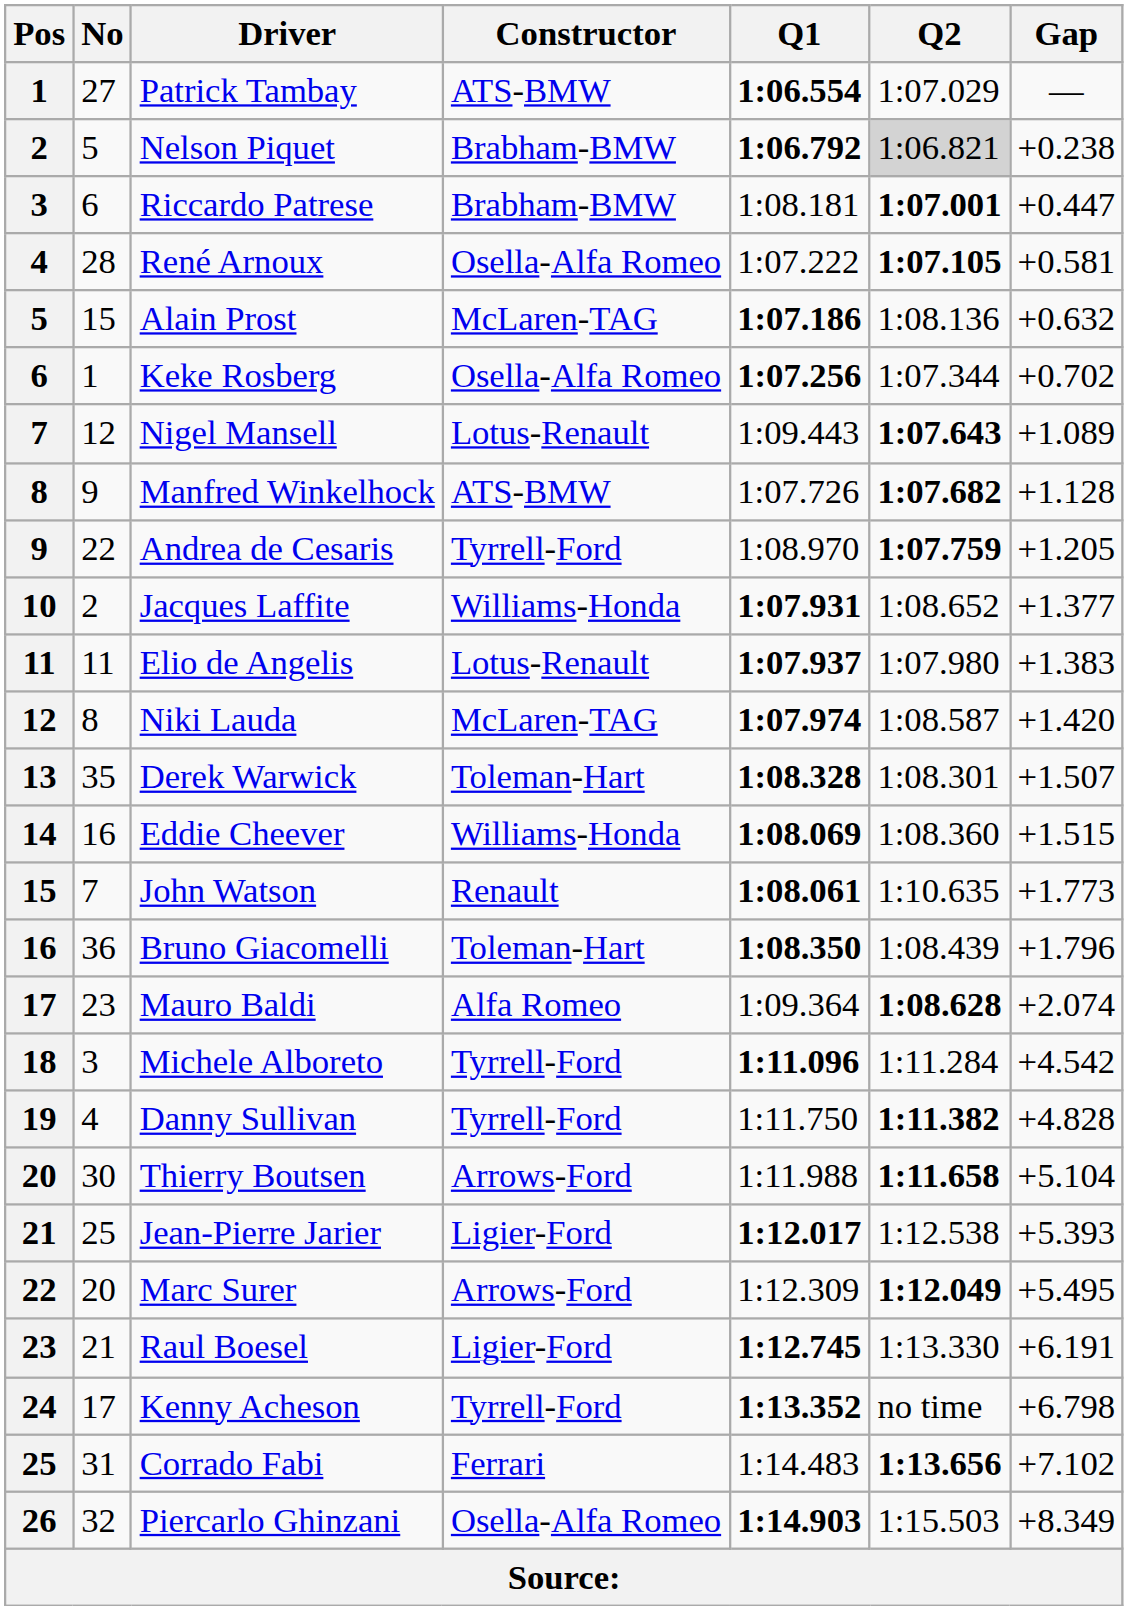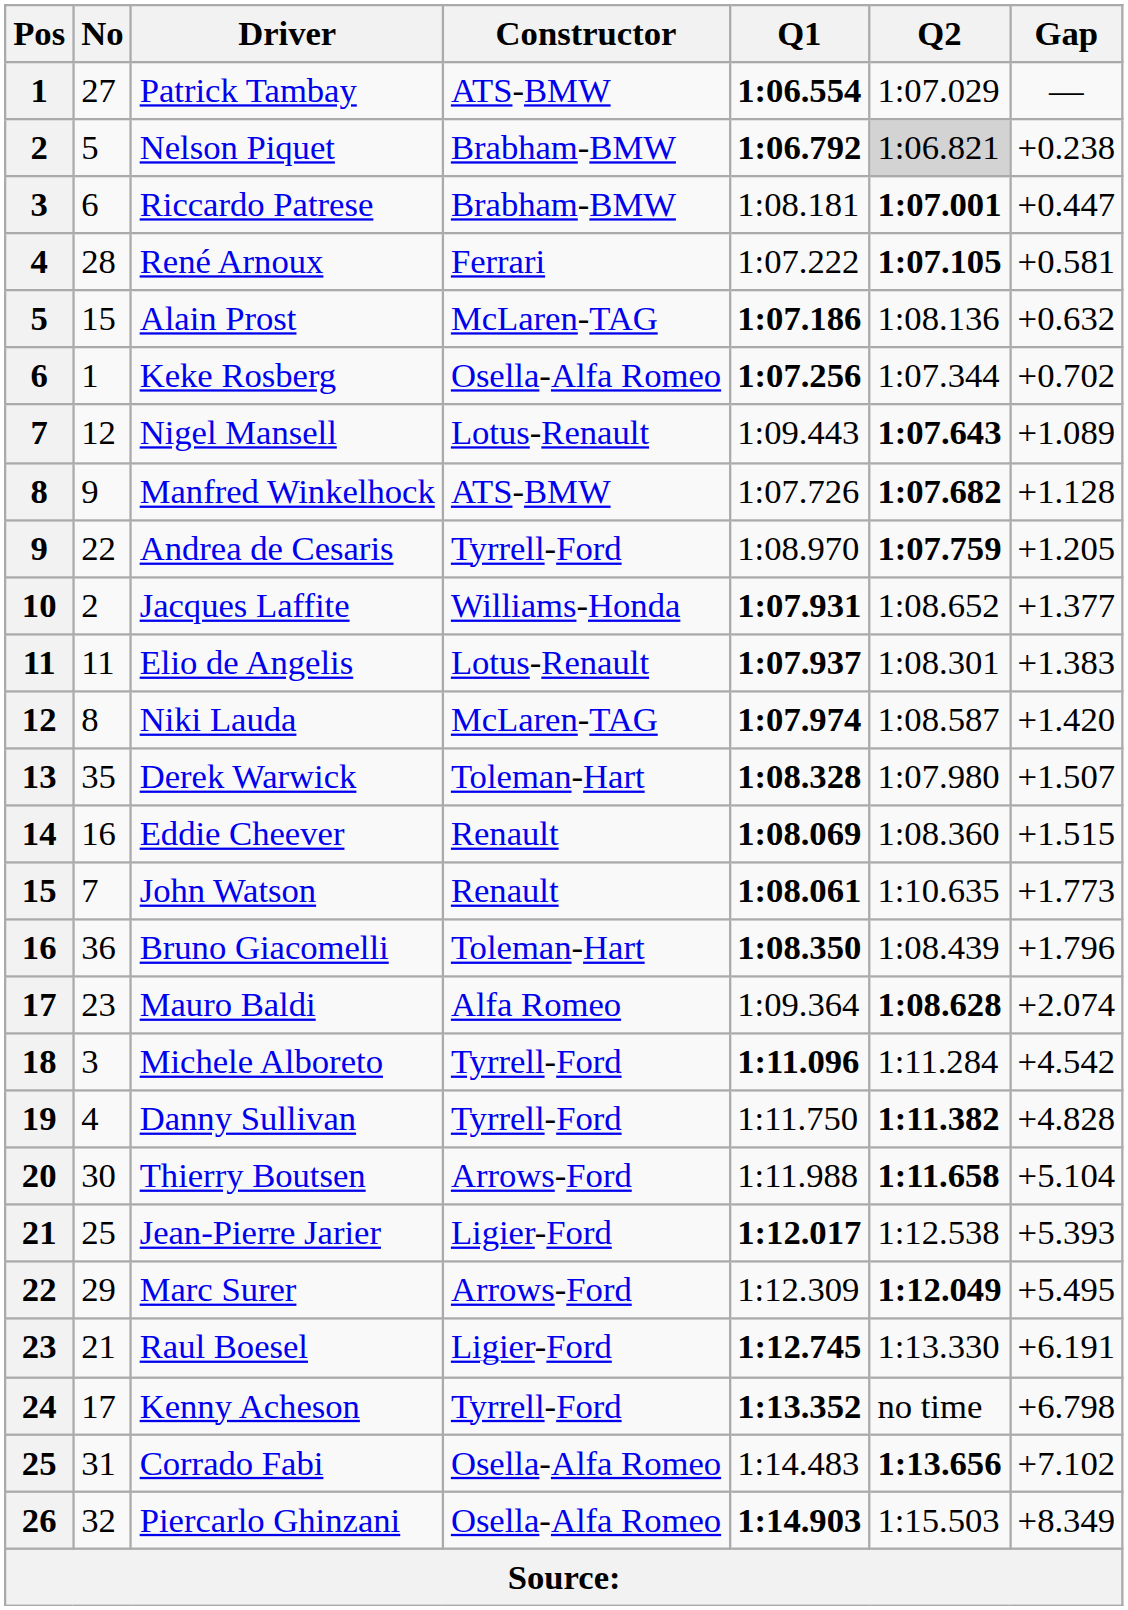(586, 261) Osella-Alfa Romeo -> (498, 261) Ferrari
(939, 661) 1:07.980 -> (939, 661) 1:08.301
(939, 776) 1:08.301 -> (939, 776) 1:07.980
(566, 833) Williams-Honda -> (505, 833) Renault
(99, 1290) 20 -> (99, 1290) 29
(498, 1461) Ferrari -> (586, 1461) Osella-Alfa Romeo
